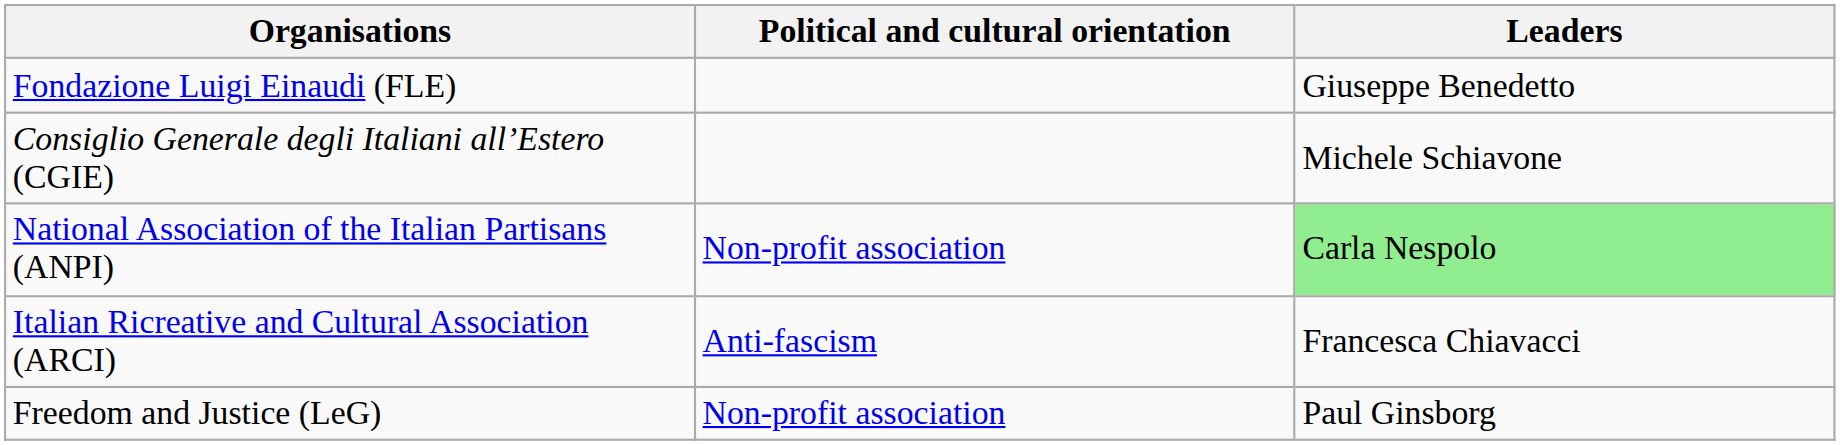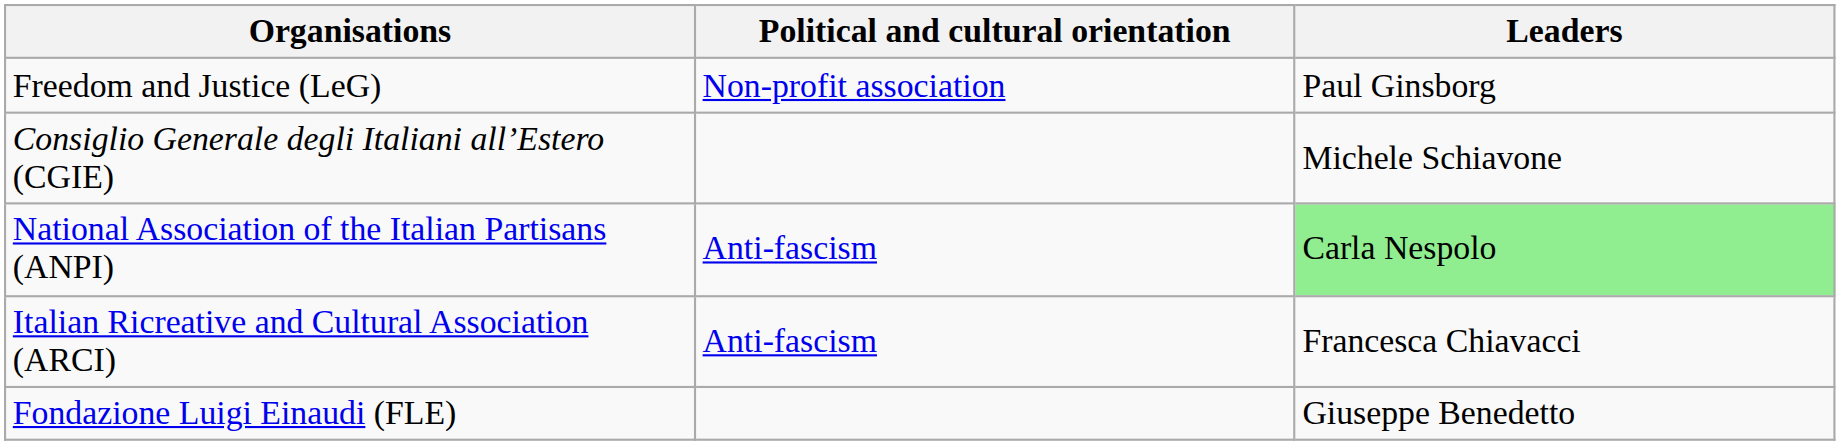rows swapped: (235, 84) <-> (197, 412)
(854, 248) Non-profit association -> (790, 248) Anti-fascism
